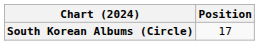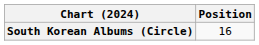(225, 31) 17 -> (225, 31) 16
